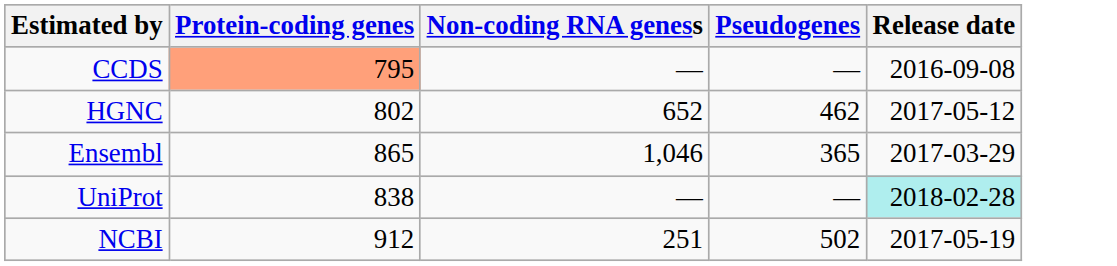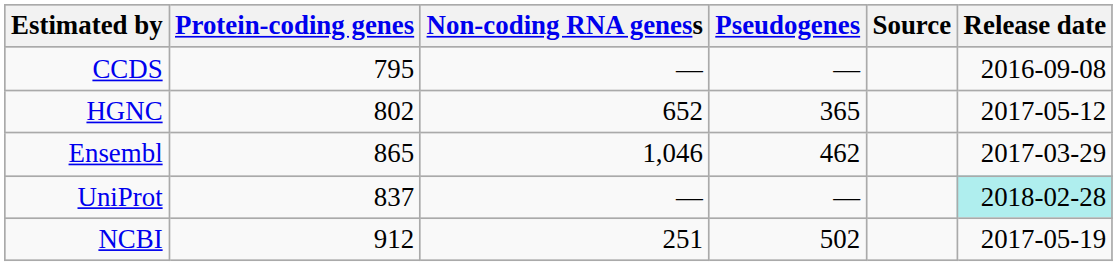+ column: (912, 25)
(394, 68) lightsalmon background -> (394, 68) no background
(840, 111) 462 -> (840, 111) 365
(840, 153) 365 -> (840, 153) 462
(394, 196) 838 -> (394, 196) 837
